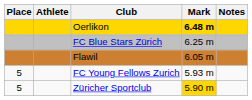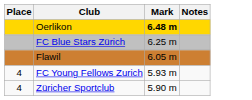- column: (52, 12)
(19, 73) 5 -> (19, 73) 4
(19, 88) 5 -> (19, 88) 4
(199, 88) gold background -> (162, 88) no background
